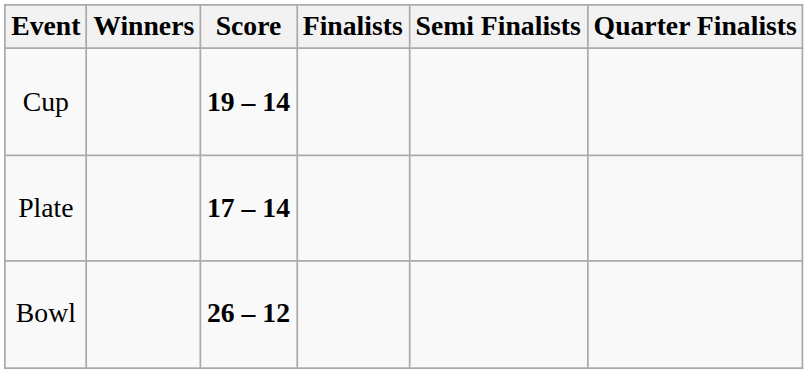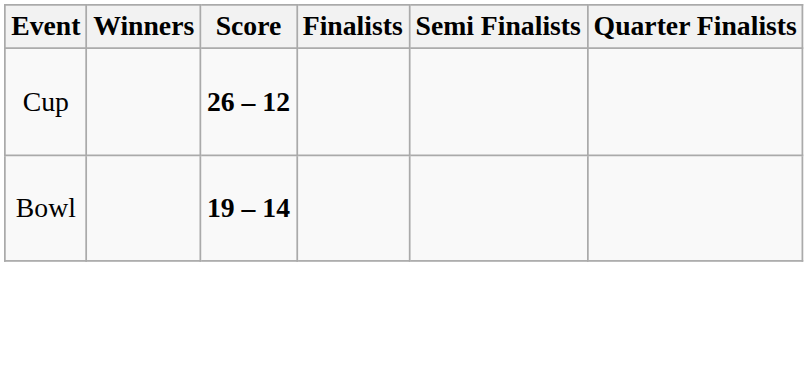(248, 101) 19 – 14 -> (248, 101) 26 – 12
- row: (46, 207)
(248, 313) 26 – 12 -> (248, 207) 19 – 14
